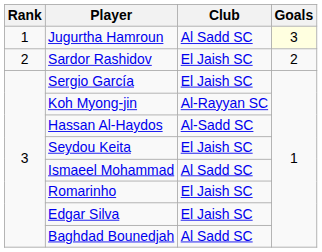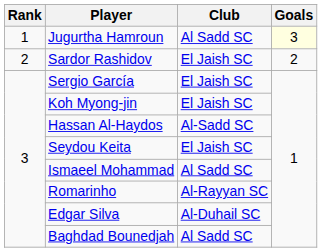(224, 103) Al-Rayyan SC -> (217, 103) El Jaish SC
(217, 192) El Jaish SC -> (224, 192) Al-Rayyan SC
(217, 214) El Jaish SC -> (221, 214) Al-Duhail SC
